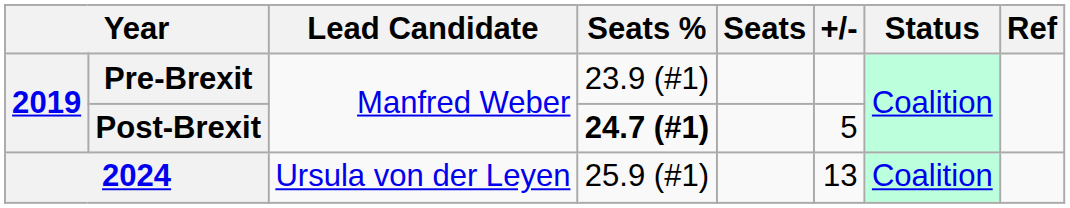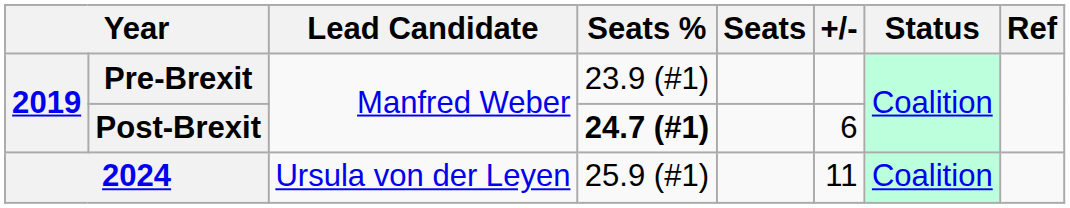(849, 127) 5 -> (849, 127) 6
(840, 176) 13 -> (841, 176) 11
